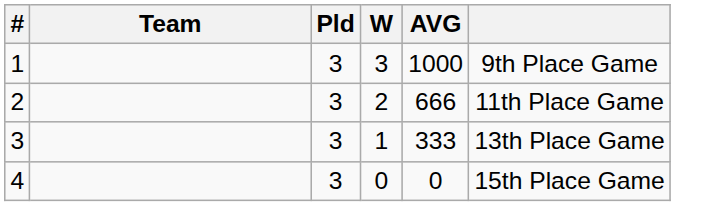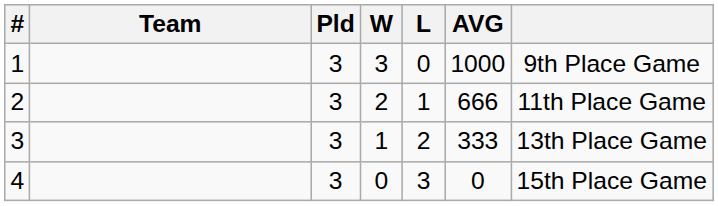+ column: (424, 24)
